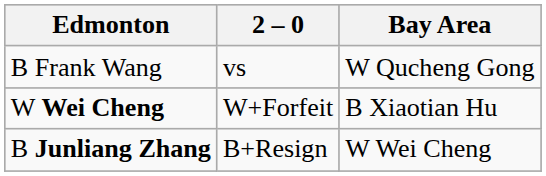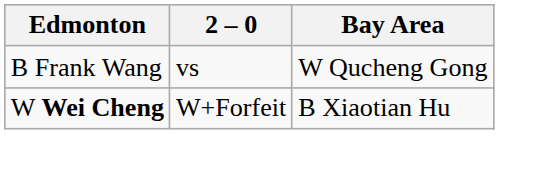- row: (111, 149)
